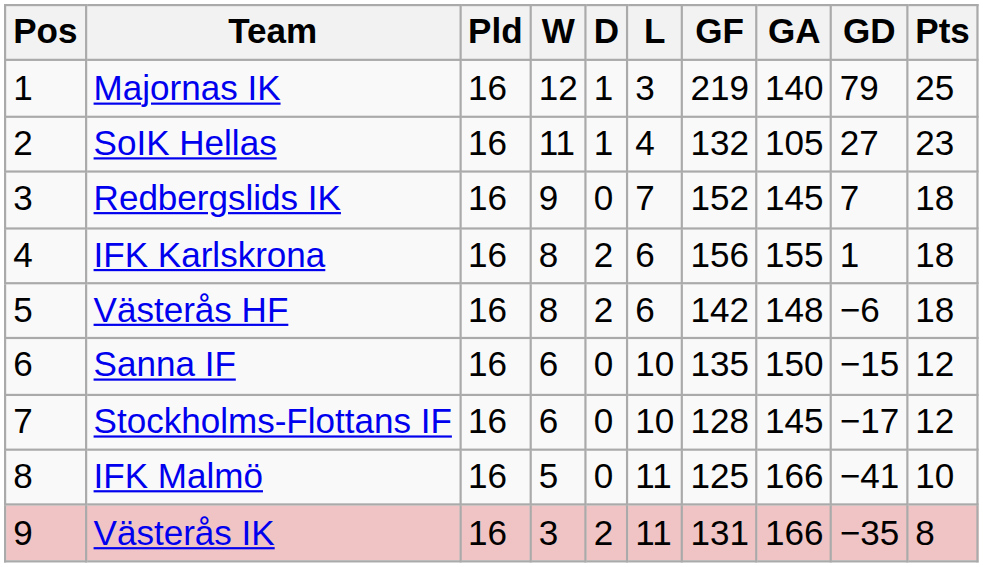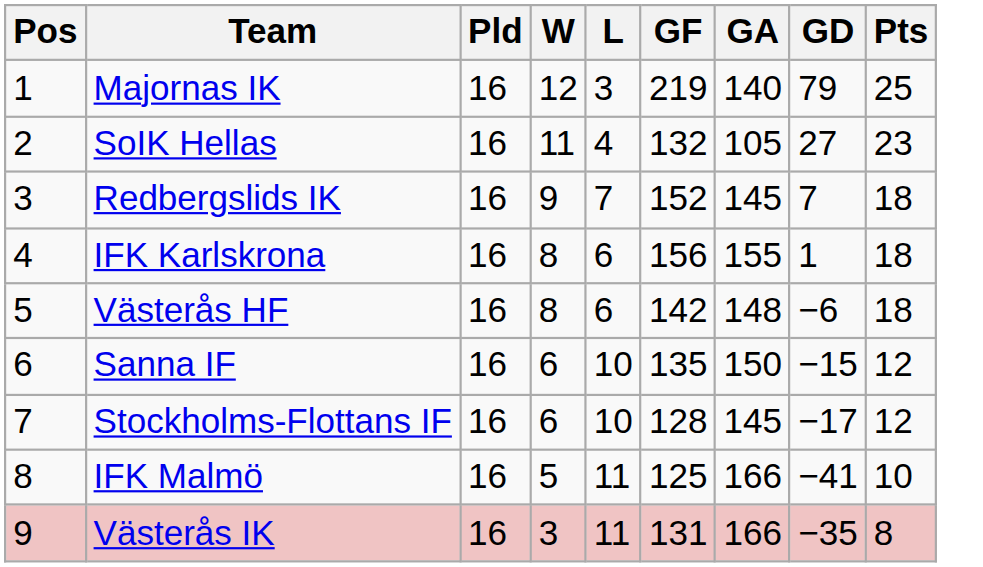- column: (606, 32)
